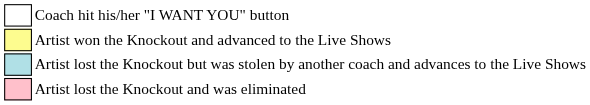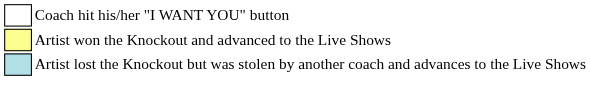- row: (170, 89)
